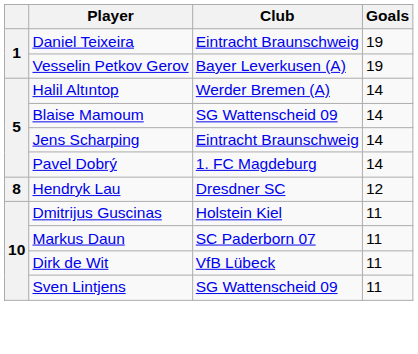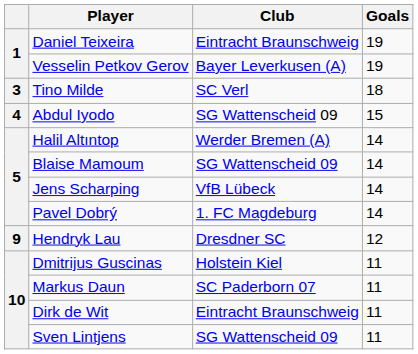+ row: (68, 90)
+ row: (73, 115)
(277, 139) Eintracht Braunschweig -> (235, 189) VfB Lübeck
(17, 189) 8 -> (17, 238) 9
(235, 262) VfB Lübeck -> (277, 312) Eintracht Braunschweig
